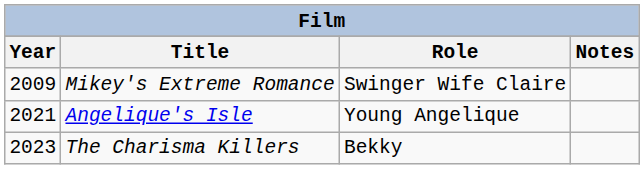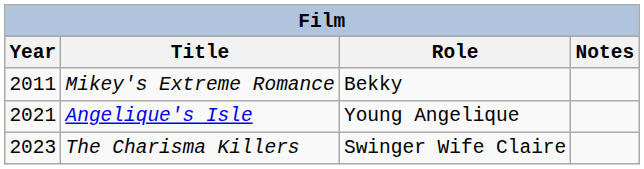(33, 84) 2009 -> (33, 84) 2011
(455, 84) Swinger Wife Claire -> (373, 84) Bekky
(373, 148) Bekky -> (455, 148) Swinger Wife Claire
